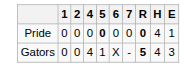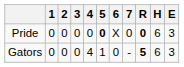+ column: (77, 14)
(116, 33) 0 -> (116, 33) X
(157, 33) 4 -> (157, 33) 6
(172, 33) 1 -> (172, 33) 3
(116, 52) X -> (116, 52) 0
(157, 52) 4 -> (157, 52) 6
